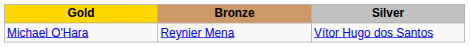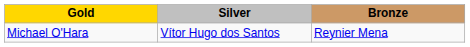columns swapped: (388, 13) <-> (235, 13)
